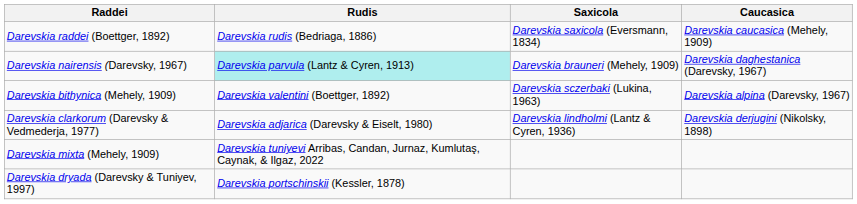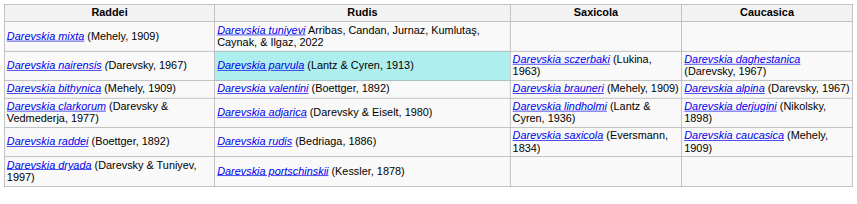rows swapped: (88, 36) <-> (83, 154)
(596, 65) Darevskia brauneri (Mehely, 1909) -> (582, 65) Darevskia sczerbaki (Lukina, 1963)
(582, 95) Darevskia sczerbaki (Lukina, 1963) -> (596, 89) Darevskia brauneri (Mehely, 1909)
